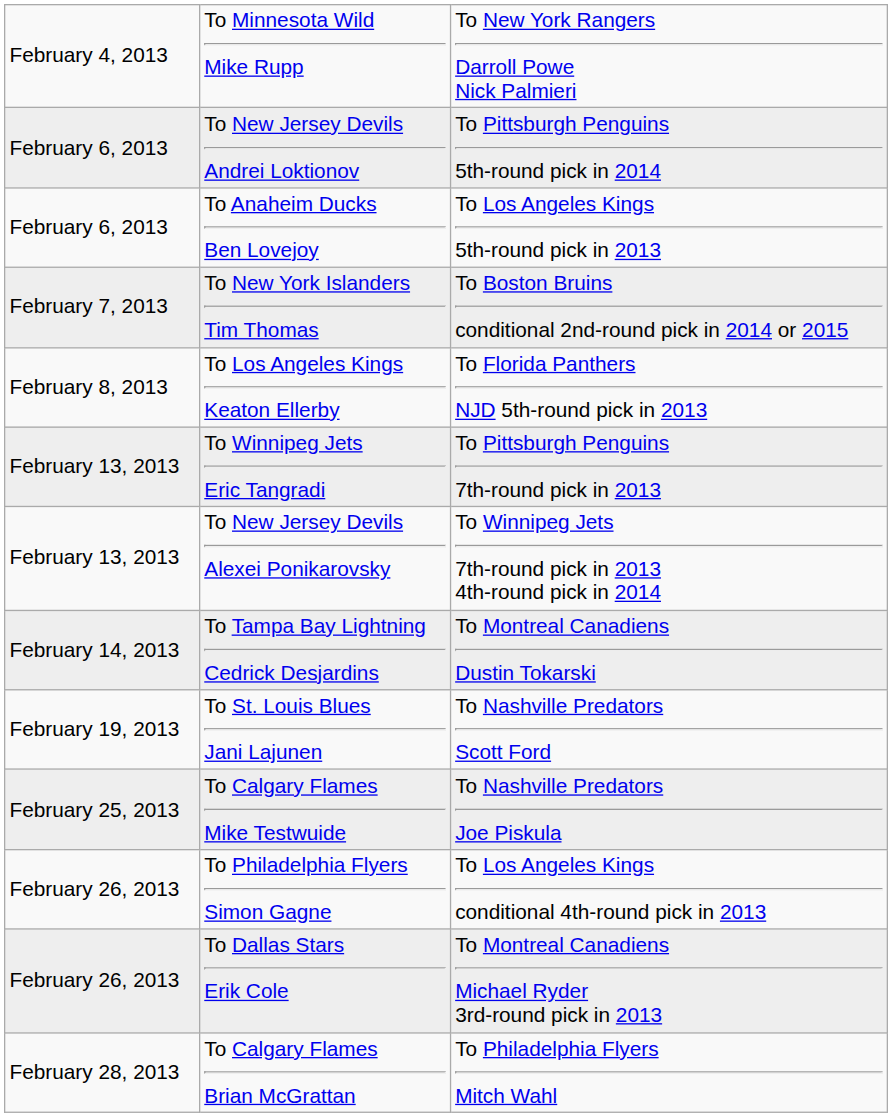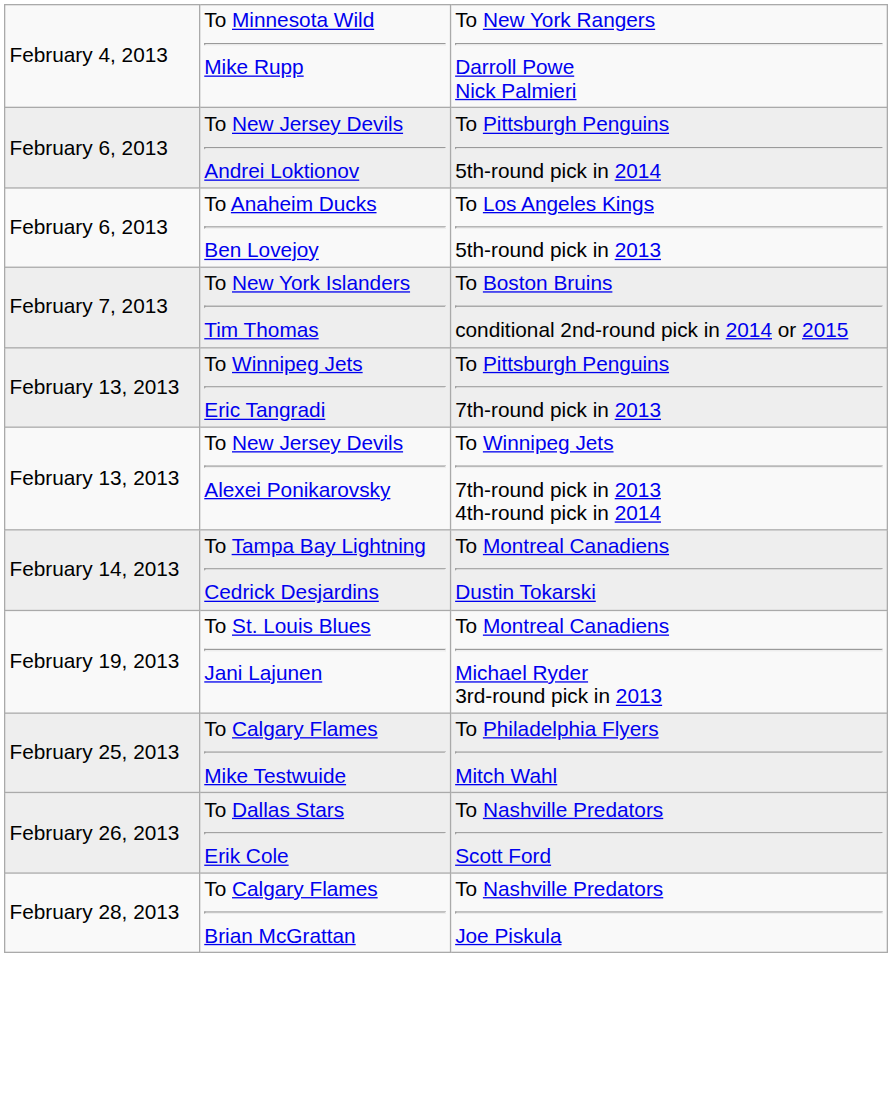- row: (325, 386)
(669, 729) To Nashville Predators Scott Ford -> (669, 661) To Montreal Canadiens Michael Ryder 3rd-round pick in 2013
(669, 809) To Nashville Predators Joe Piskula -> (669, 752) To Philadelphia Flyers Mitch Wahl
- row: (325, 889)
(669, 980) To Montreal Canadiens Michael Ryder 3rd-round pick in 2013 -> (669, 832) To Nashville Predators Scott Ford
(669, 1072) To Philadelphia Flyers Mitch Wahl -> (669, 912) To Nashville Predators Joe Piskula
